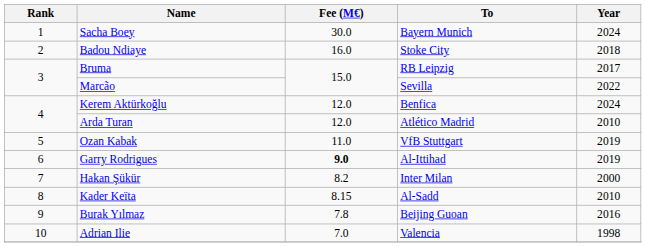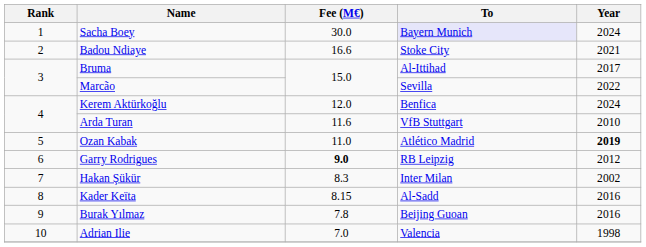(436, 31) no background -> (436, 31) lavender background
(341, 50) 16.0 -> (341, 50) 16.6
(609, 50) 2018 -> (609, 50) 2021
(427, 68) RB Leipzig -> (423, 68) Al-Ittihad
(341, 123) 12.0 -> (341, 123) 11.6
(437, 123) Atlético Madrid -> (431, 123) VfB Stuttgart
(431, 141) VfB Stuttgart -> (437, 141) Atlético Madrid
(609, 141) normal -> (609, 141) bold
(423, 159) Al-Ittihad -> (427, 159) RB Leipzig
(609, 159) 2019 -> (609, 159) 2012
(341, 178) 8.2 -> (341, 178) 8.3
(609, 178) 2000 -> (609, 178) 2002
(609, 196) 2010 -> (609, 196) 2016
